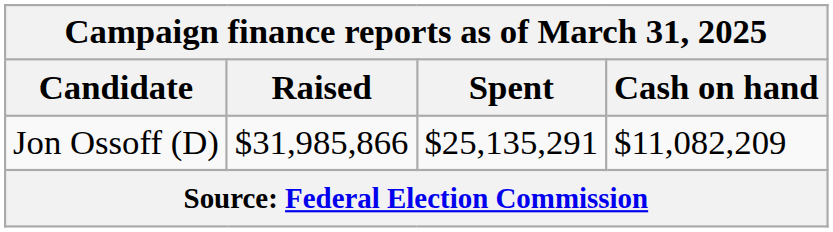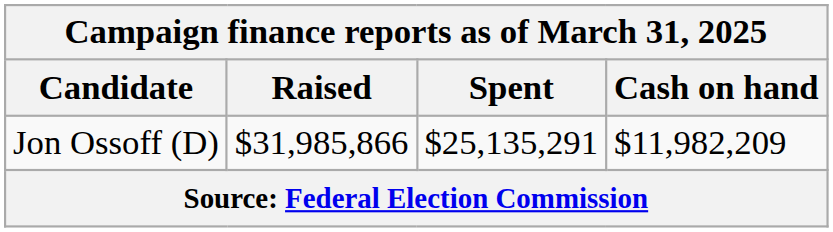(700, 142) $11,082,209 -> (700, 142) $11,982,209
